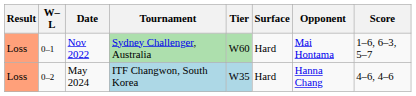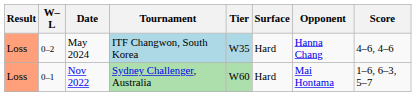rows swapped: (78, 48) <-> (78, 77)
